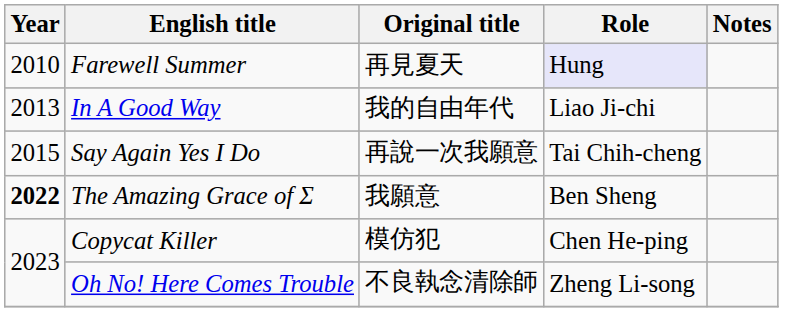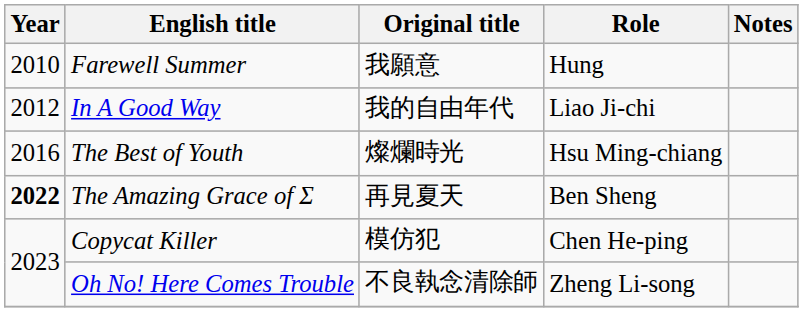(415, 64) 再見夏天 -> (402, 64) 我願意
(577, 65) lavender background -> (577, 65) no background
(35, 109) 2013 -> (35, 109) 2012
- row: (166, 152)
+ row: (157, 152)
(402, 195) 我願意 -> (415, 195) 再見夏天
